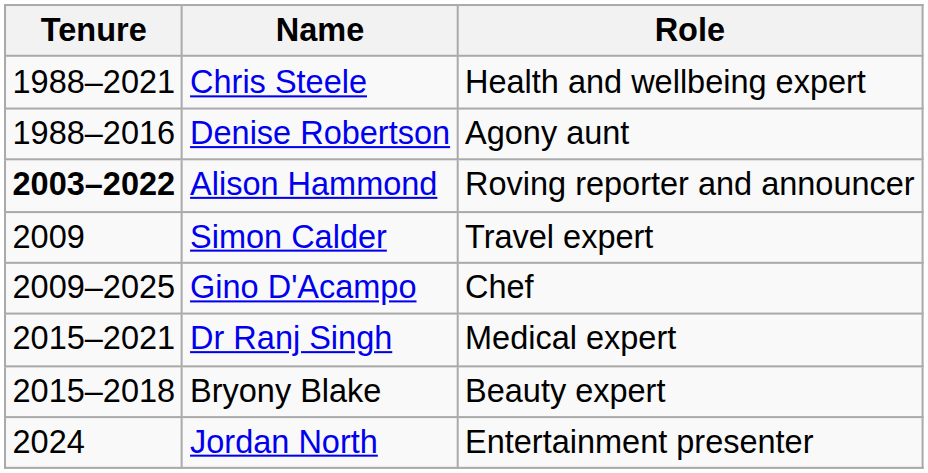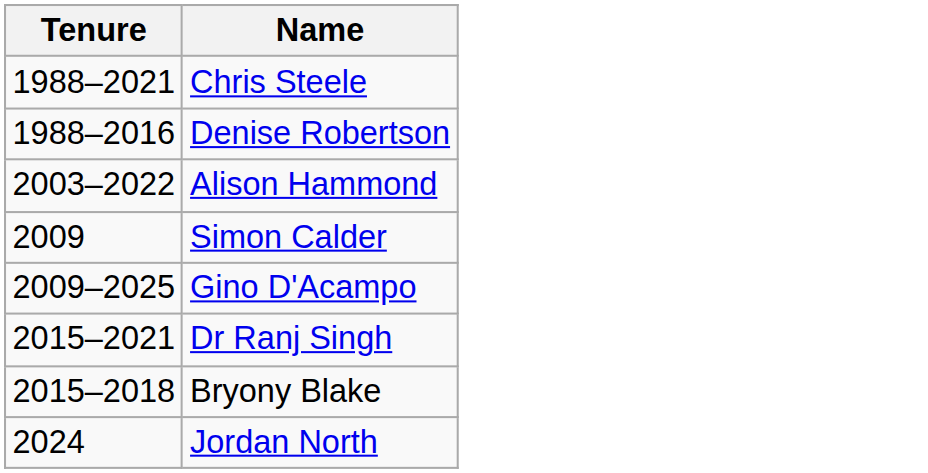- column: (690, 30)
(94, 184) bold -> (94, 184) normal
